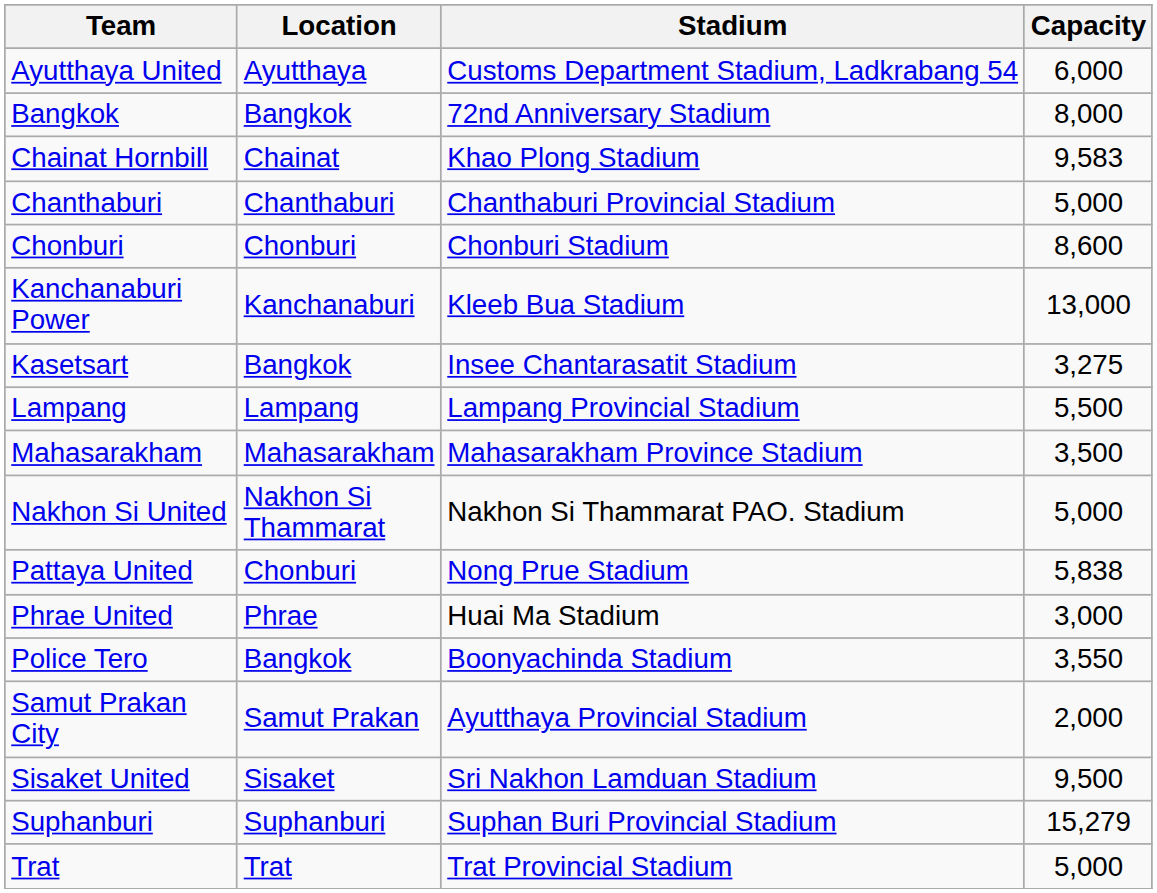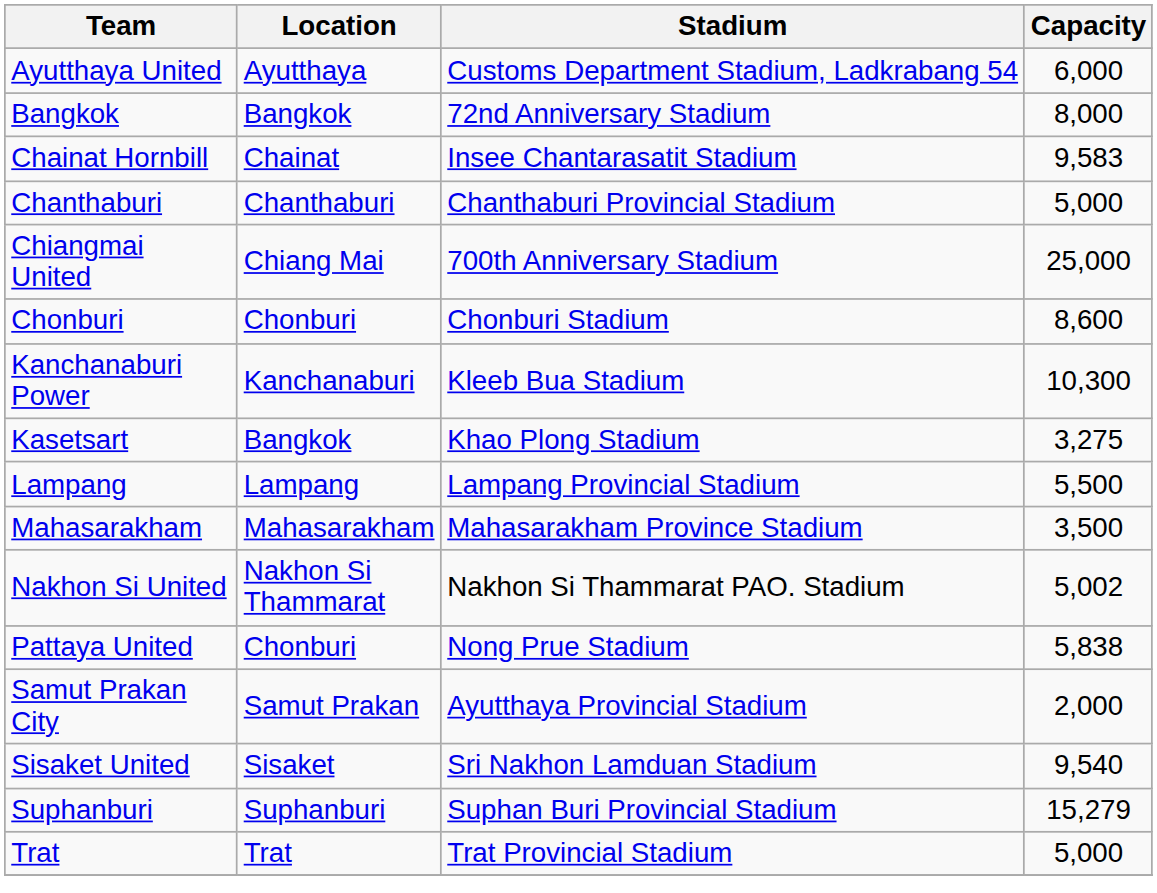(573, 158) Khao Plong Stadium -> (622, 158) Insee Chantarasatit Stadium
+ row: (77, 261)
(1089, 305) 13,000 -> (1089, 380) 10,300
(622, 364) Insee Chantarasatit Stadium -> (573, 439) Khao Plong Stadium
(1089, 512) 5,000 -> (1089, 587) 5,002
- row: (92, 615)
- row: (79, 659)
(1089, 778) 9,500 -> (1089, 765) 9,540
